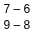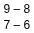rows swapped: (17, 9) <-> (17, 25)
